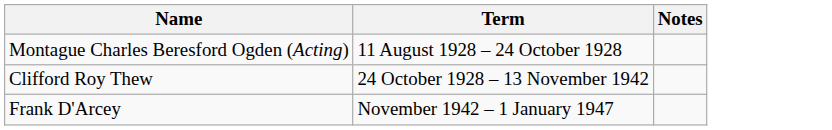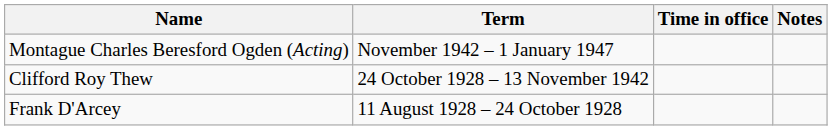+ column: (713, 19)
(490, 49) 11 August 1928 – 24 October 1928 -> (486, 49) November 1942 – 1 January 1947
(486, 109) November 1942 – 1 January 1947 -> (490, 109) 11 August 1928 – 24 October 1928
